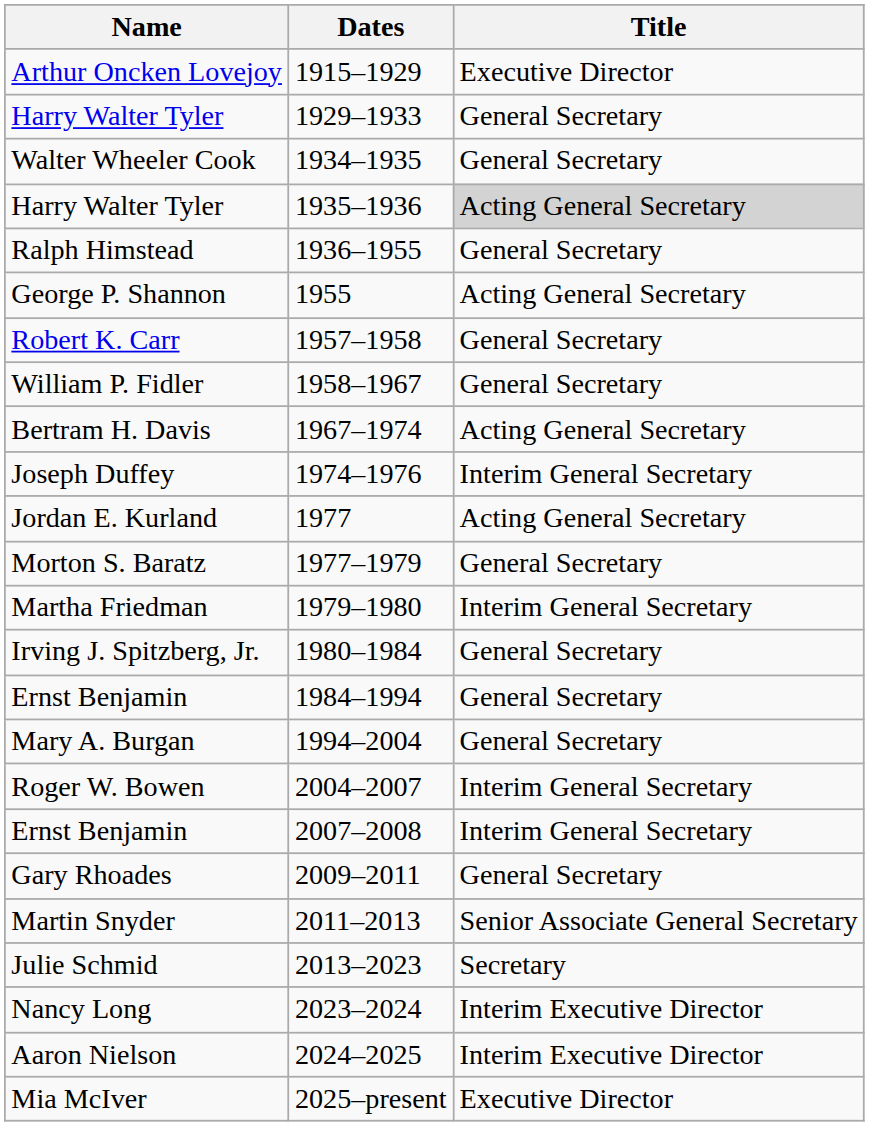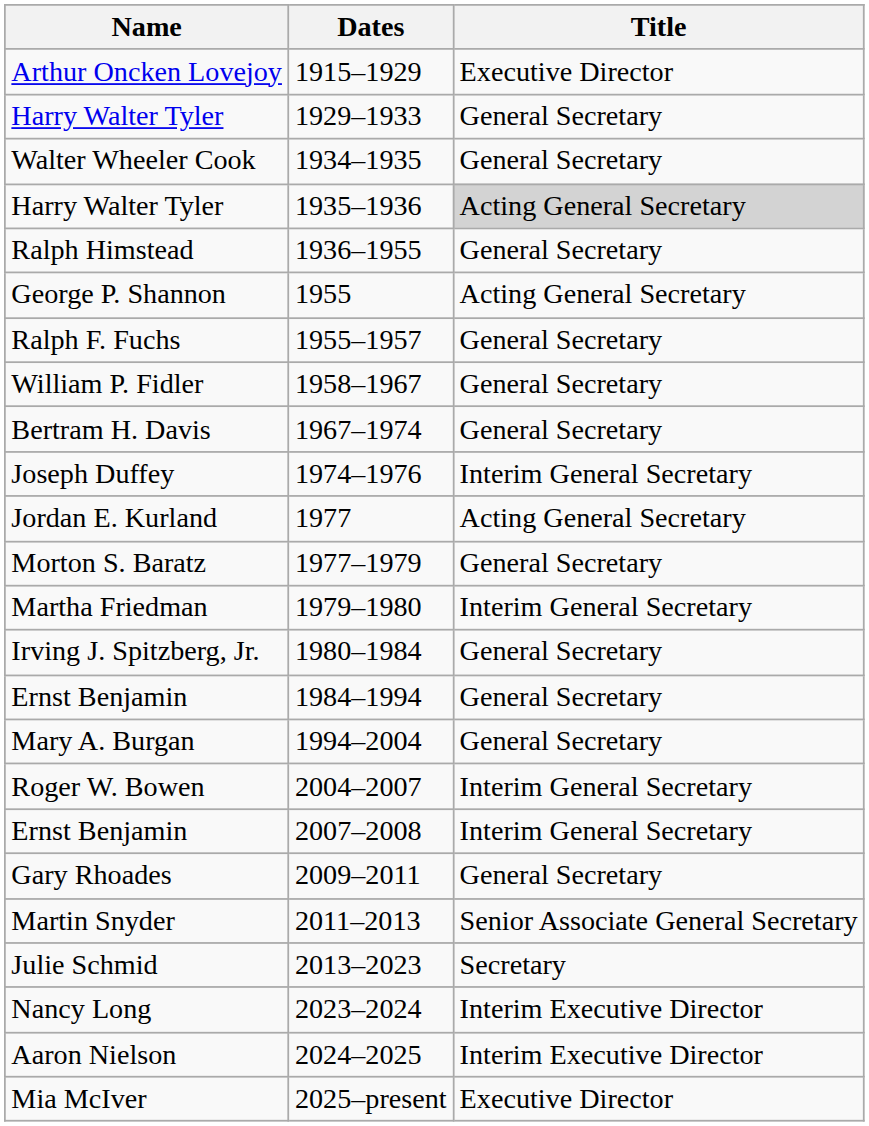+ row: (96, 339)
- row: (95, 339)
(603, 428) Acting General Secretary -> (561, 428) General Secretary
